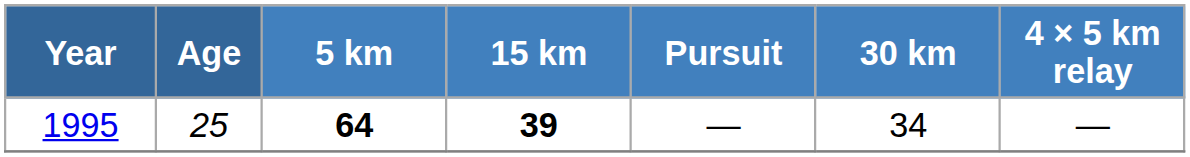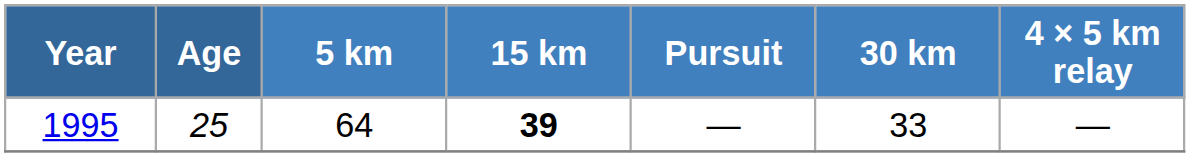(354, 125) bold -> (354, 125) normal
(908, 125) 34 -> (908, 125) 33
